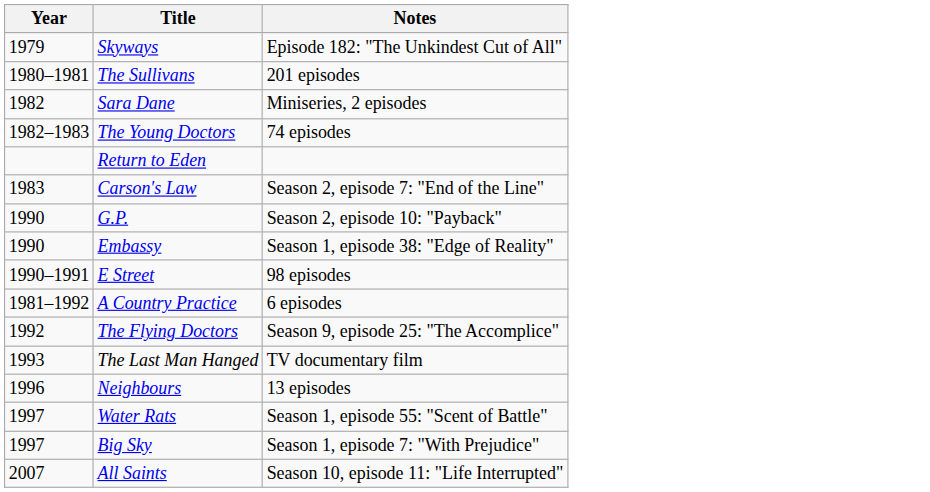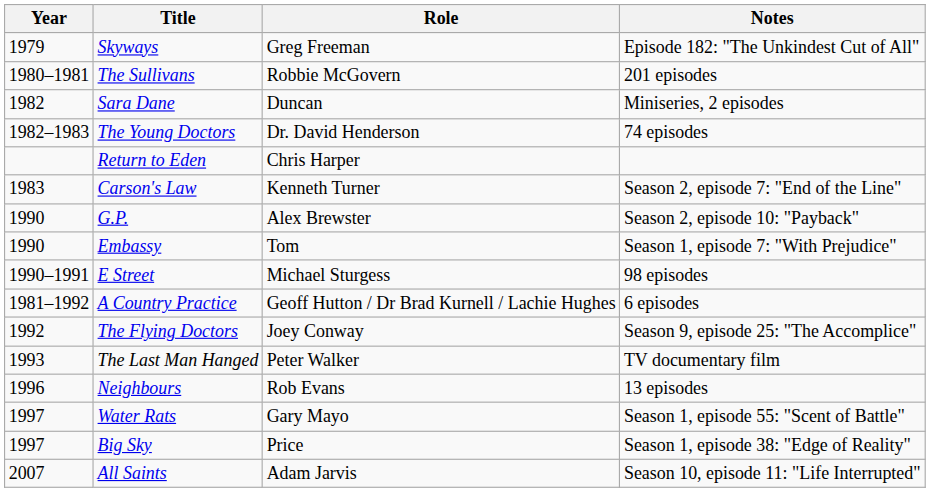+ column: (441, 18)
(410, 246) Season 1, episode 38: "Edge of Reality" -> (760, 246) Season 1, episode 7: "With Prejudice"
(403, 445) Season 1, episode 7: "With Prejudice" -> (767, 445) Season 1, episode 38: "Edge of Reality"
